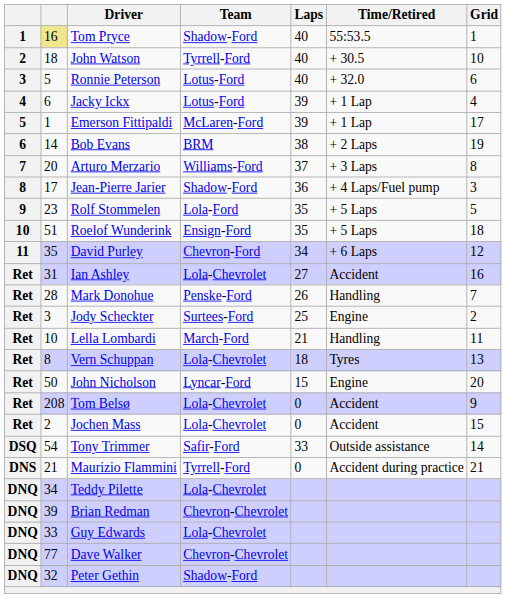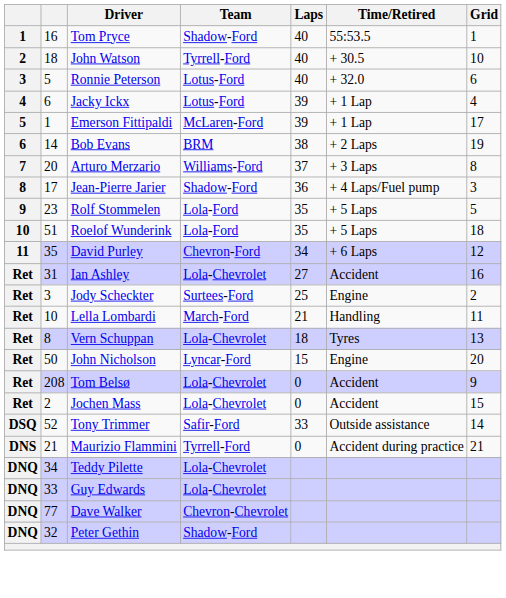(51, 36) khaki background -> (51, 36) no background
(217, 230) Ensign-Ford -> (211, 230) Lola-Ford
- row: (112, 295)
(51, 446) 54 -> (51, 425) 52
- row: (110, 511)
